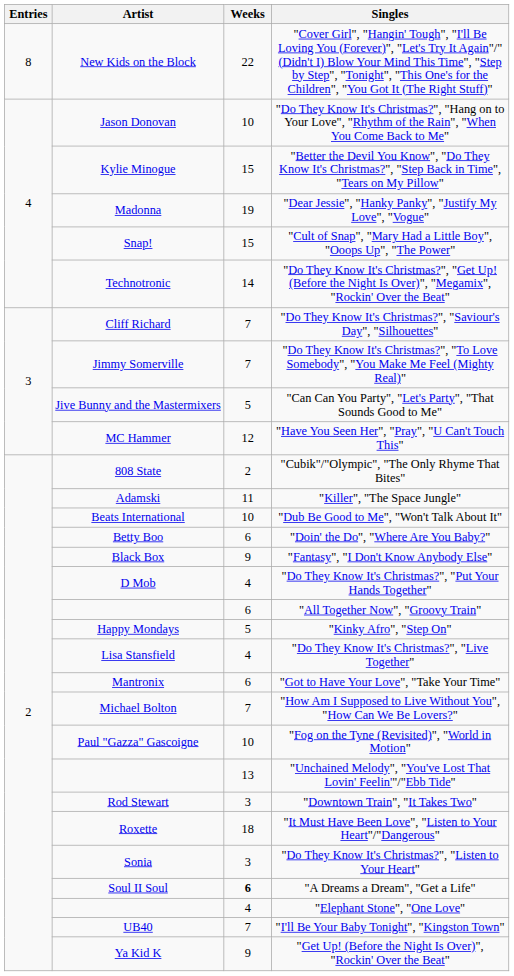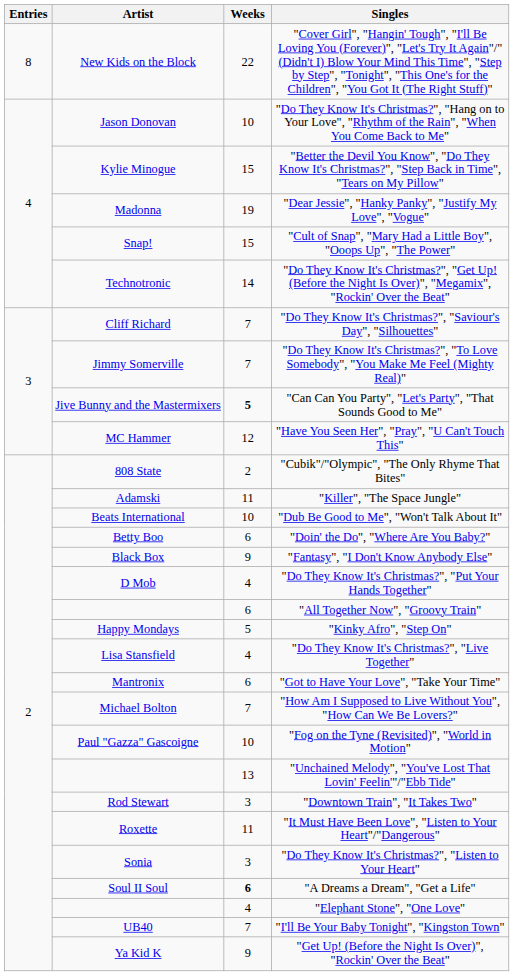(248, 404) normal -> (248, 404) bold
(248, 828) 18 -> (248, 828) 11
